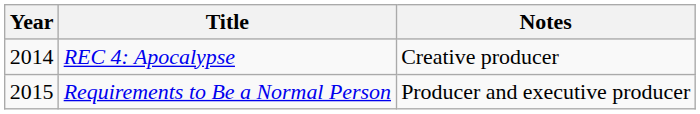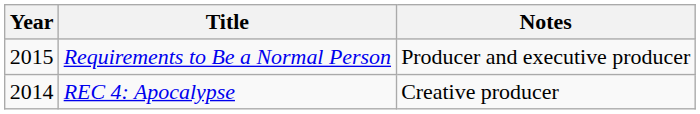rows swapped: (149, 56) <-> (227, 91)
